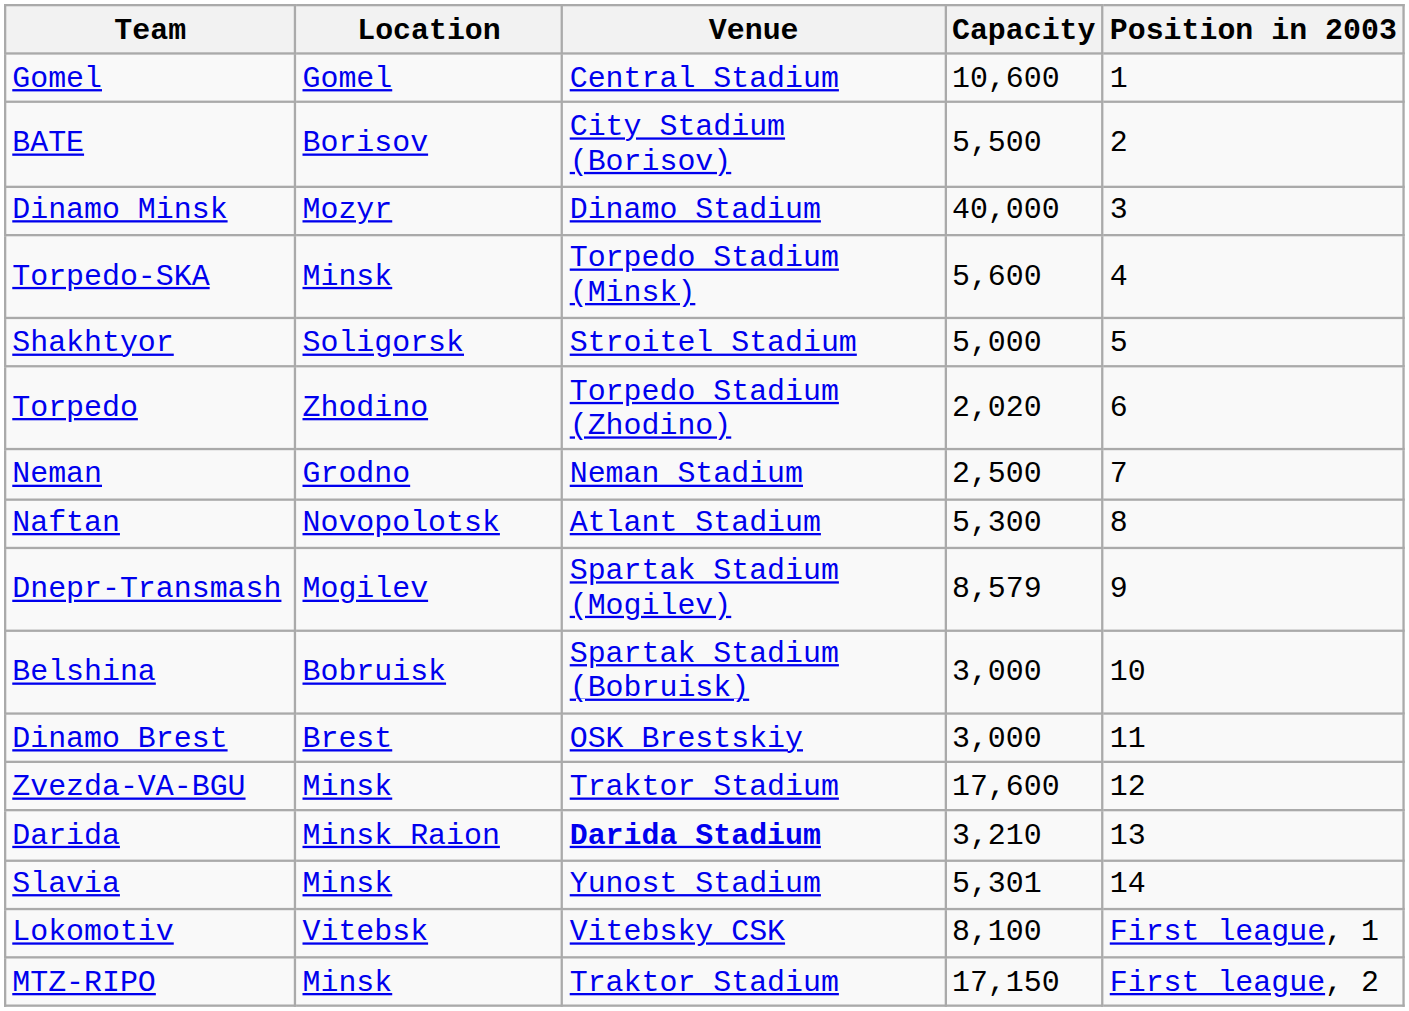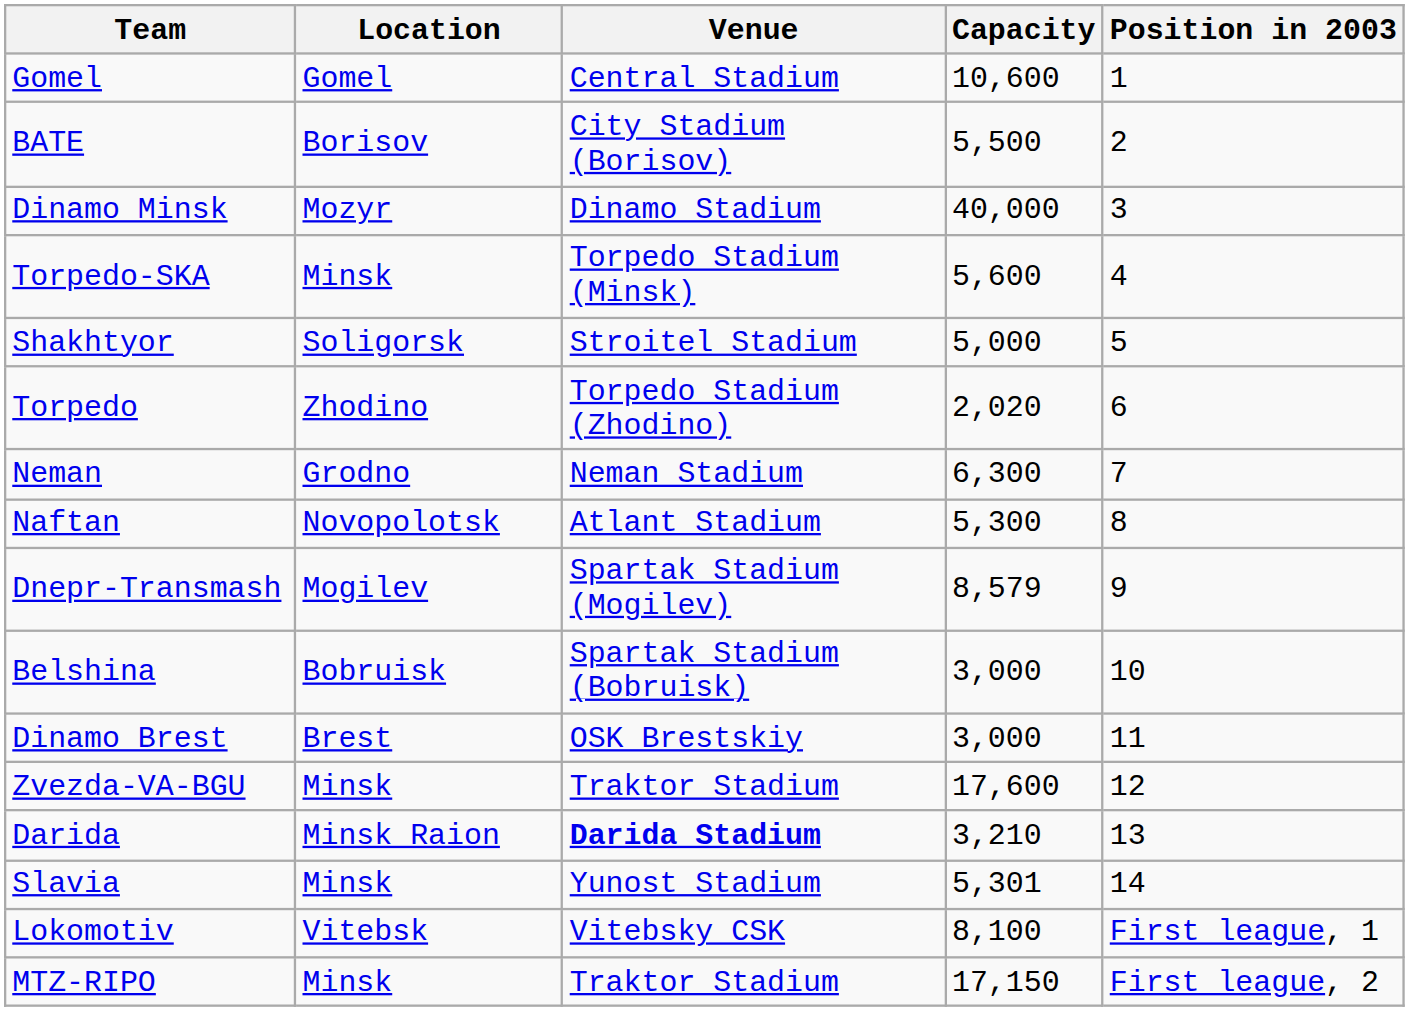(997, 474) 2,500 -> (997, 474) 6,300
